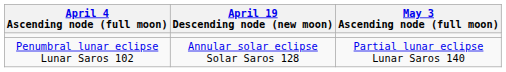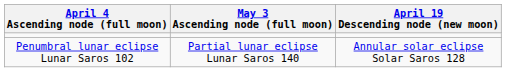columns swapped: (253, 19) <-> (419, 19)
